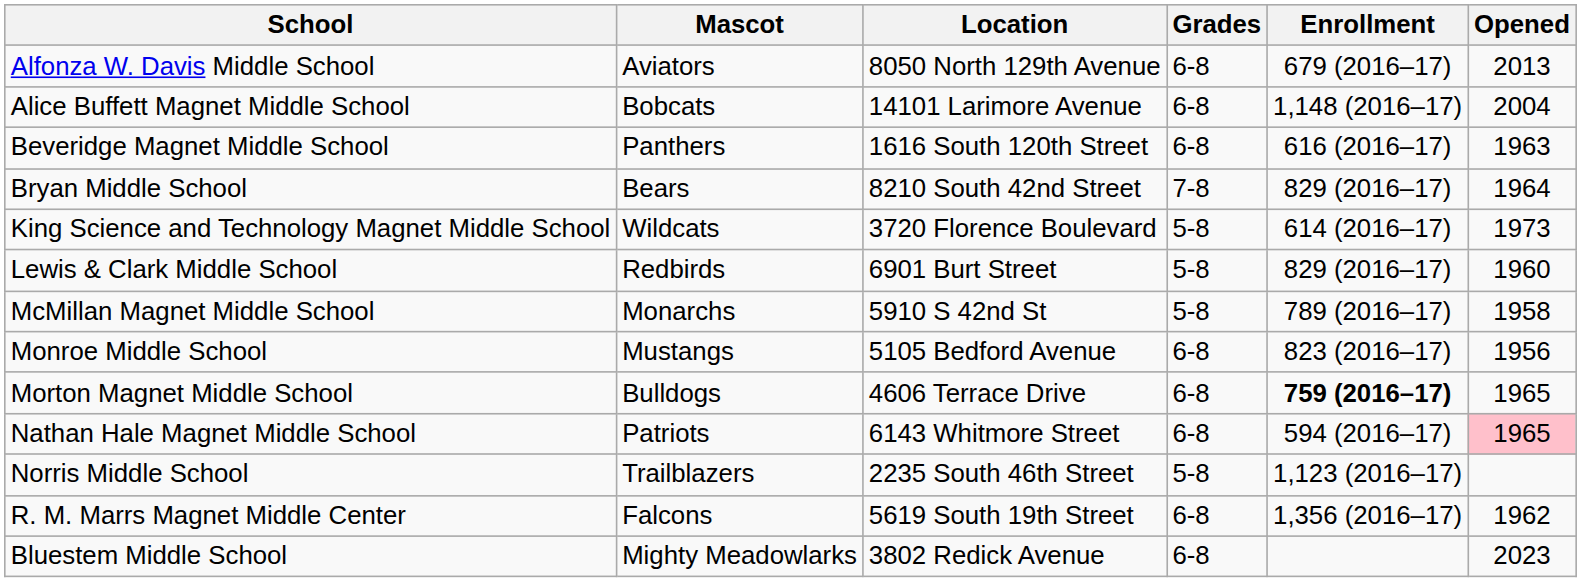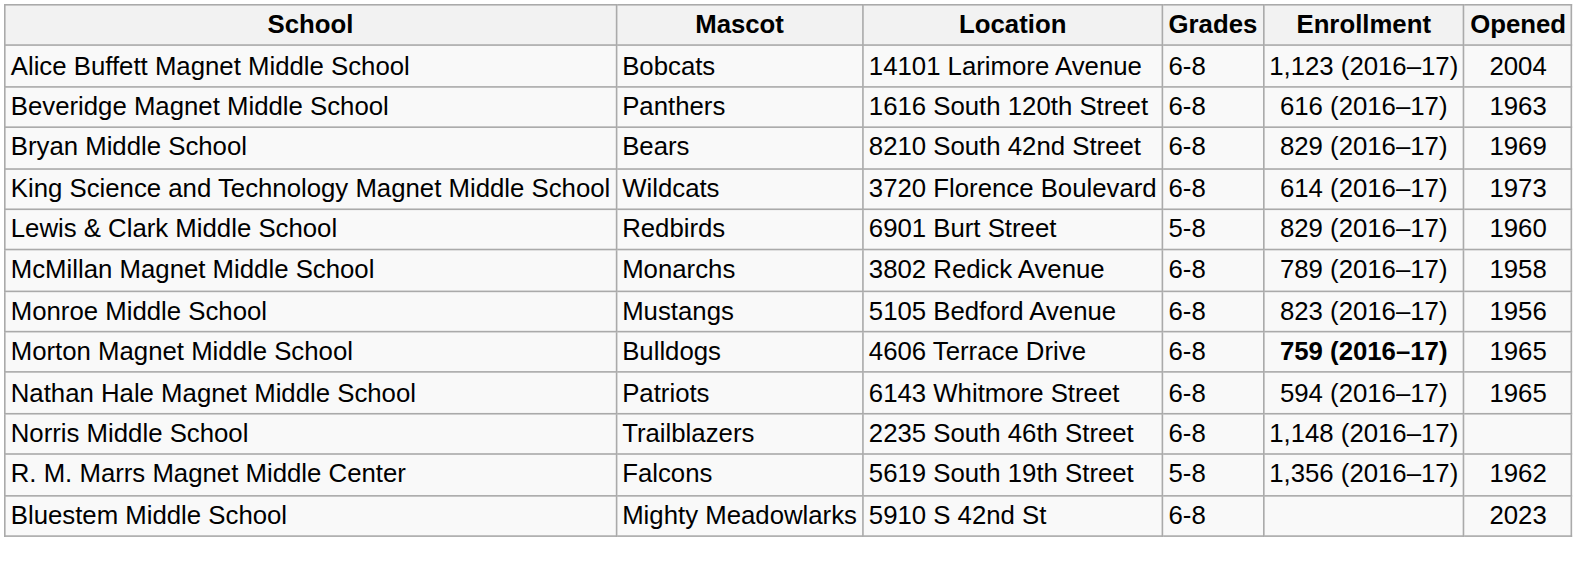- row: (193, 65)
(1368, 106) 1,148 (2016–17) -> (1364, 65) 1,123 (2016–17)
(1191, 188) 7-8 -> (1187, 147) 6-8
(1522, 188) 1964 -> (1518, 147) 1969
(1191, 229) 5-8 -> (1187, 188) 6-8
(958, 310) 5910 S 42nd St -> (987, 270) 3802 Redick Avenue
(1191, 310) 5-8 -> (1187, 270) 6-8
(1522, 433) pink background -> (1518, 392) no background
(1191, 474) 5-8 -> (1187, 433) 6-8
(1368, 474) 1,123 (2016–17) -> (1364, 433) 1,148 (2016–17)
(1191, 515) 6-8 -> (1187, 474) 5-8
(987, 556) 3802 Redick Avenue -> (958, 515) 5910 S 42nd St
